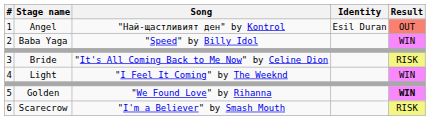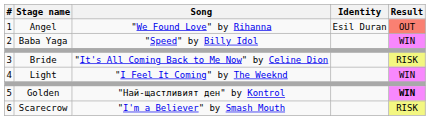(201, 26) "Най-щастливият ден" by Kontrol -> (201, 26) "We Found Love" by Rihanna
(201, 93) "We Found Love" by Rihanna -> (201, 93) "Най-щастливият ден" by Kontrol
